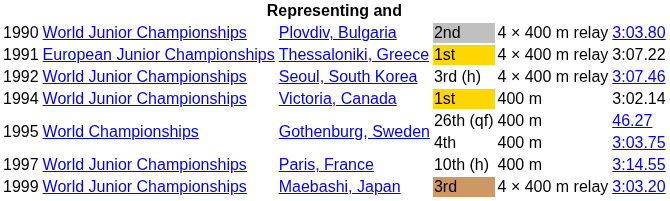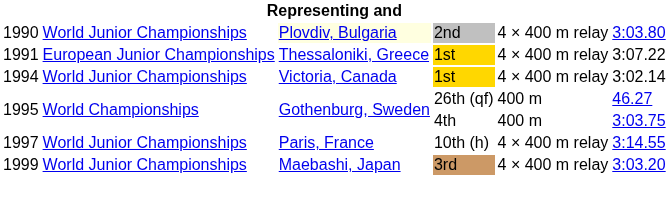(338, 32) no background -> (338, 32) lightyellow background
- row: (21, 76)
(520, 98) 400 m -> (553, 76) 4 × 400 m relay
(520, 164) 400 m -> (553, 142) 4 × 400 m relay
